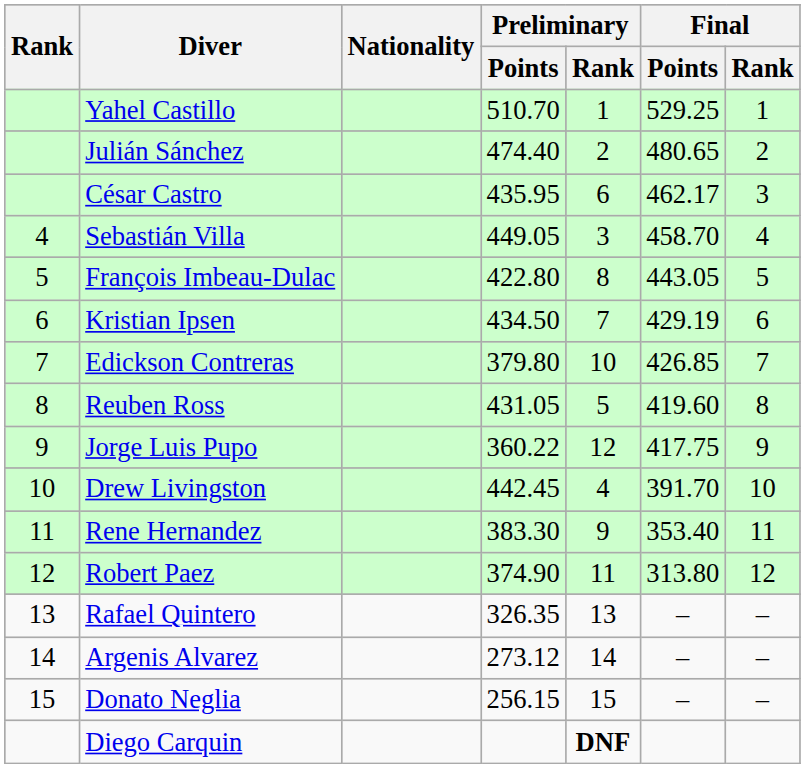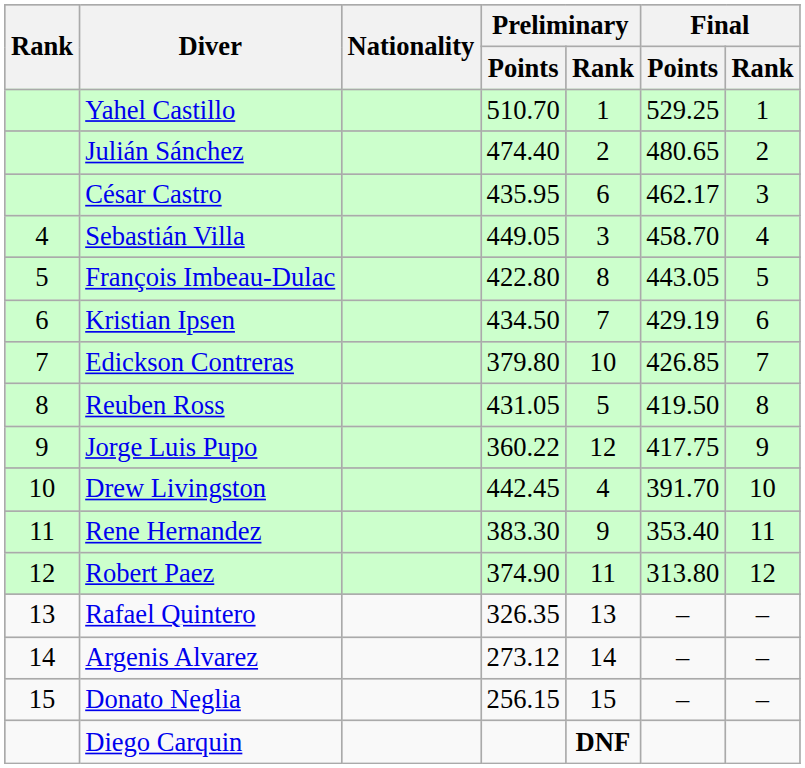(683, 404) 419.60 -> (683, 404) 419.50
